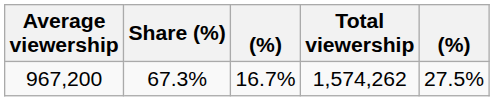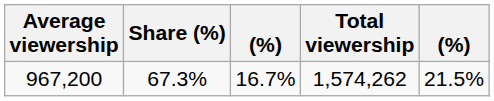(454, 78) 27.5% -> (454, 78) 21.5%
